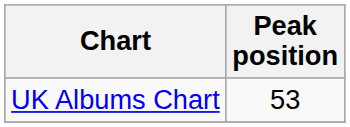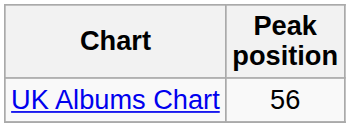(285, 99) 53 -> (285, 99) 56
